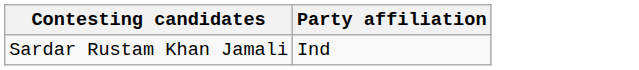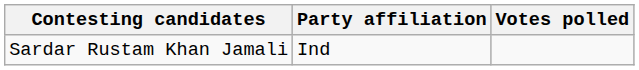+ column: (562, 20)
